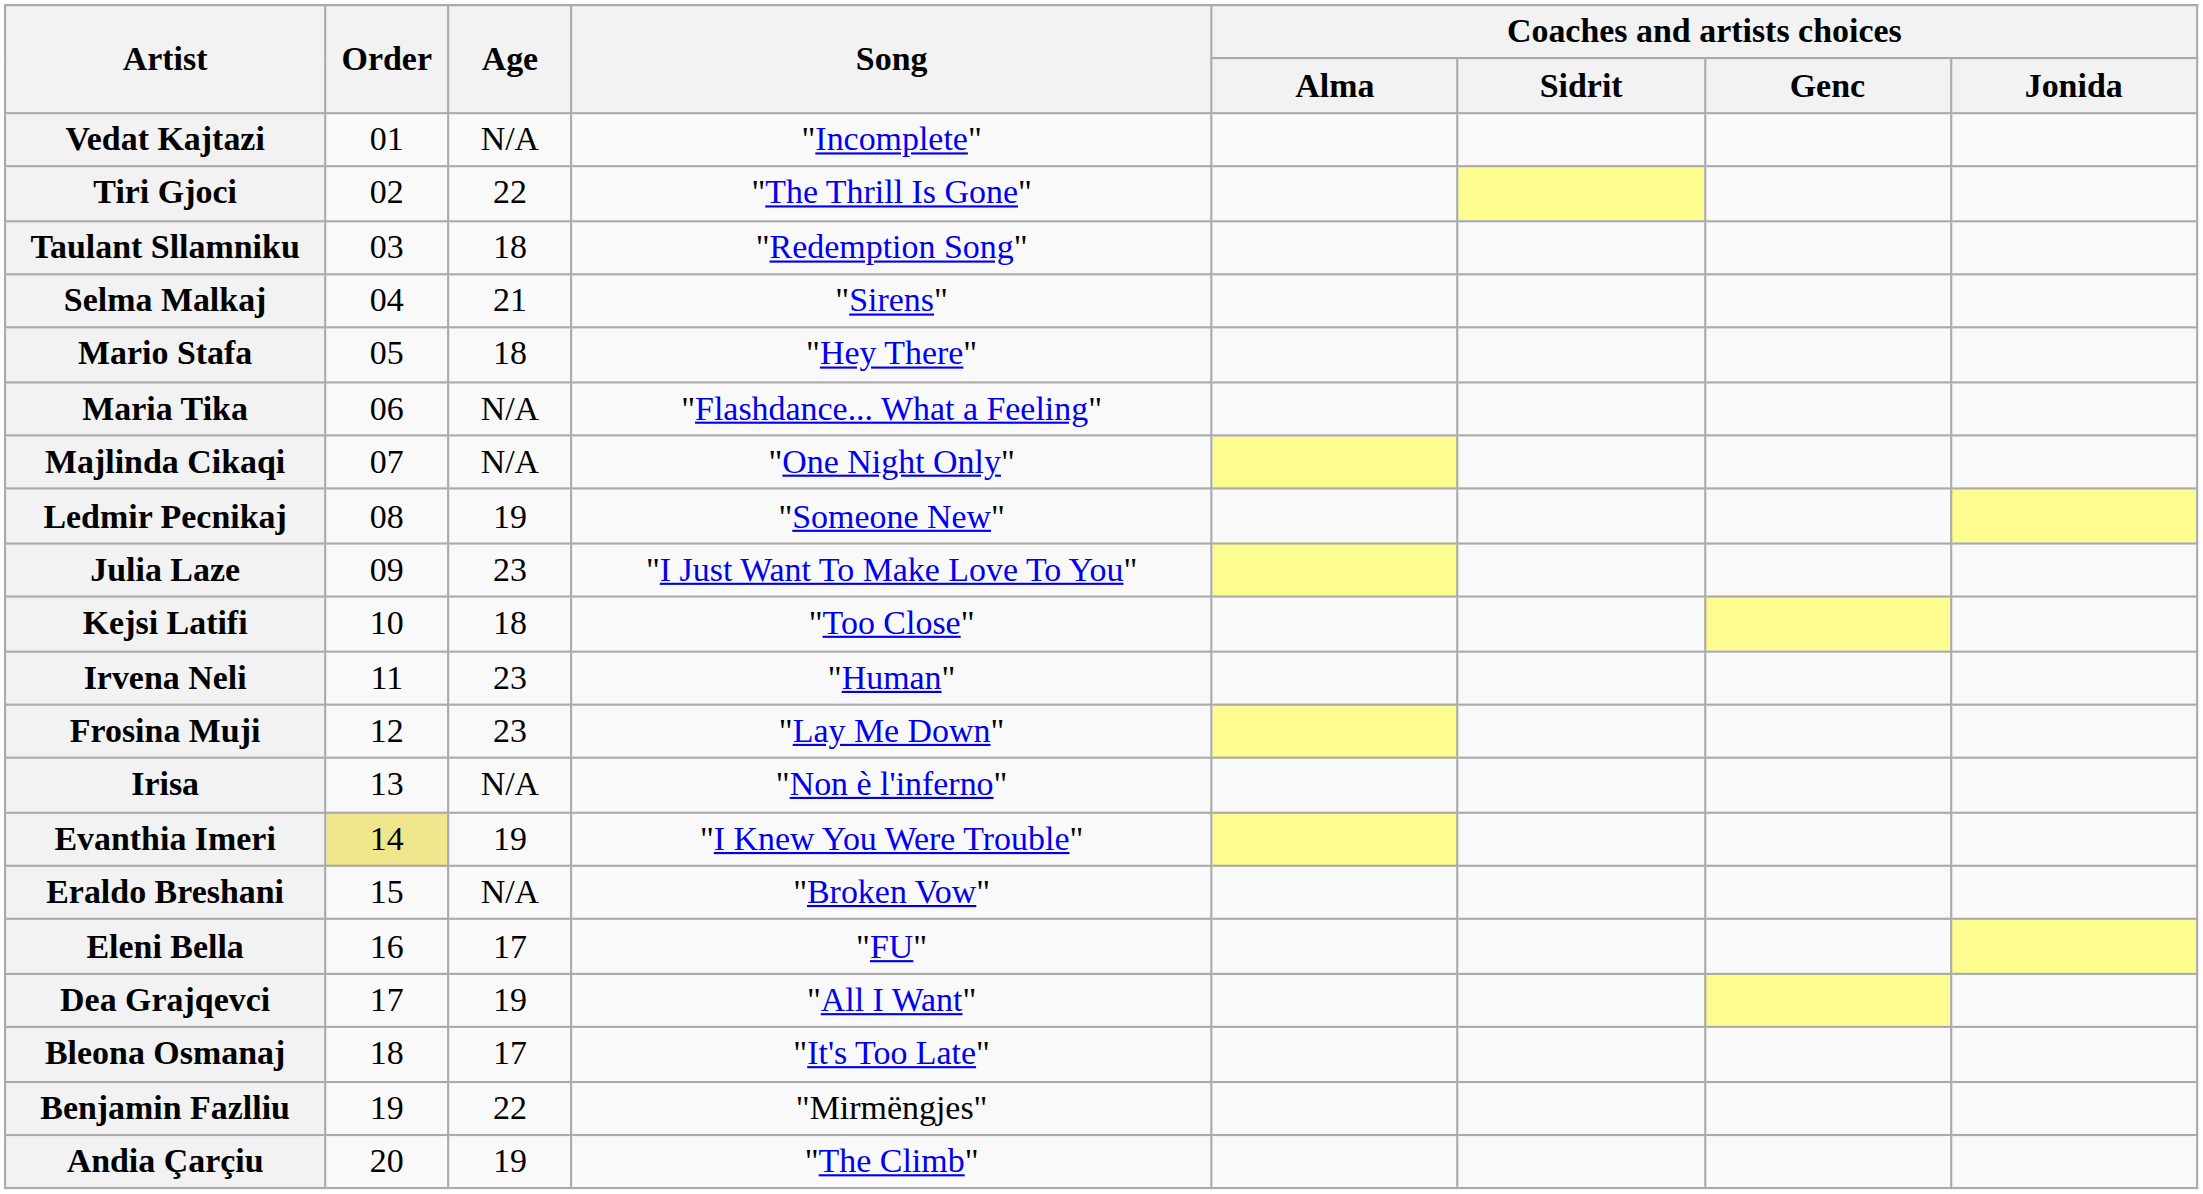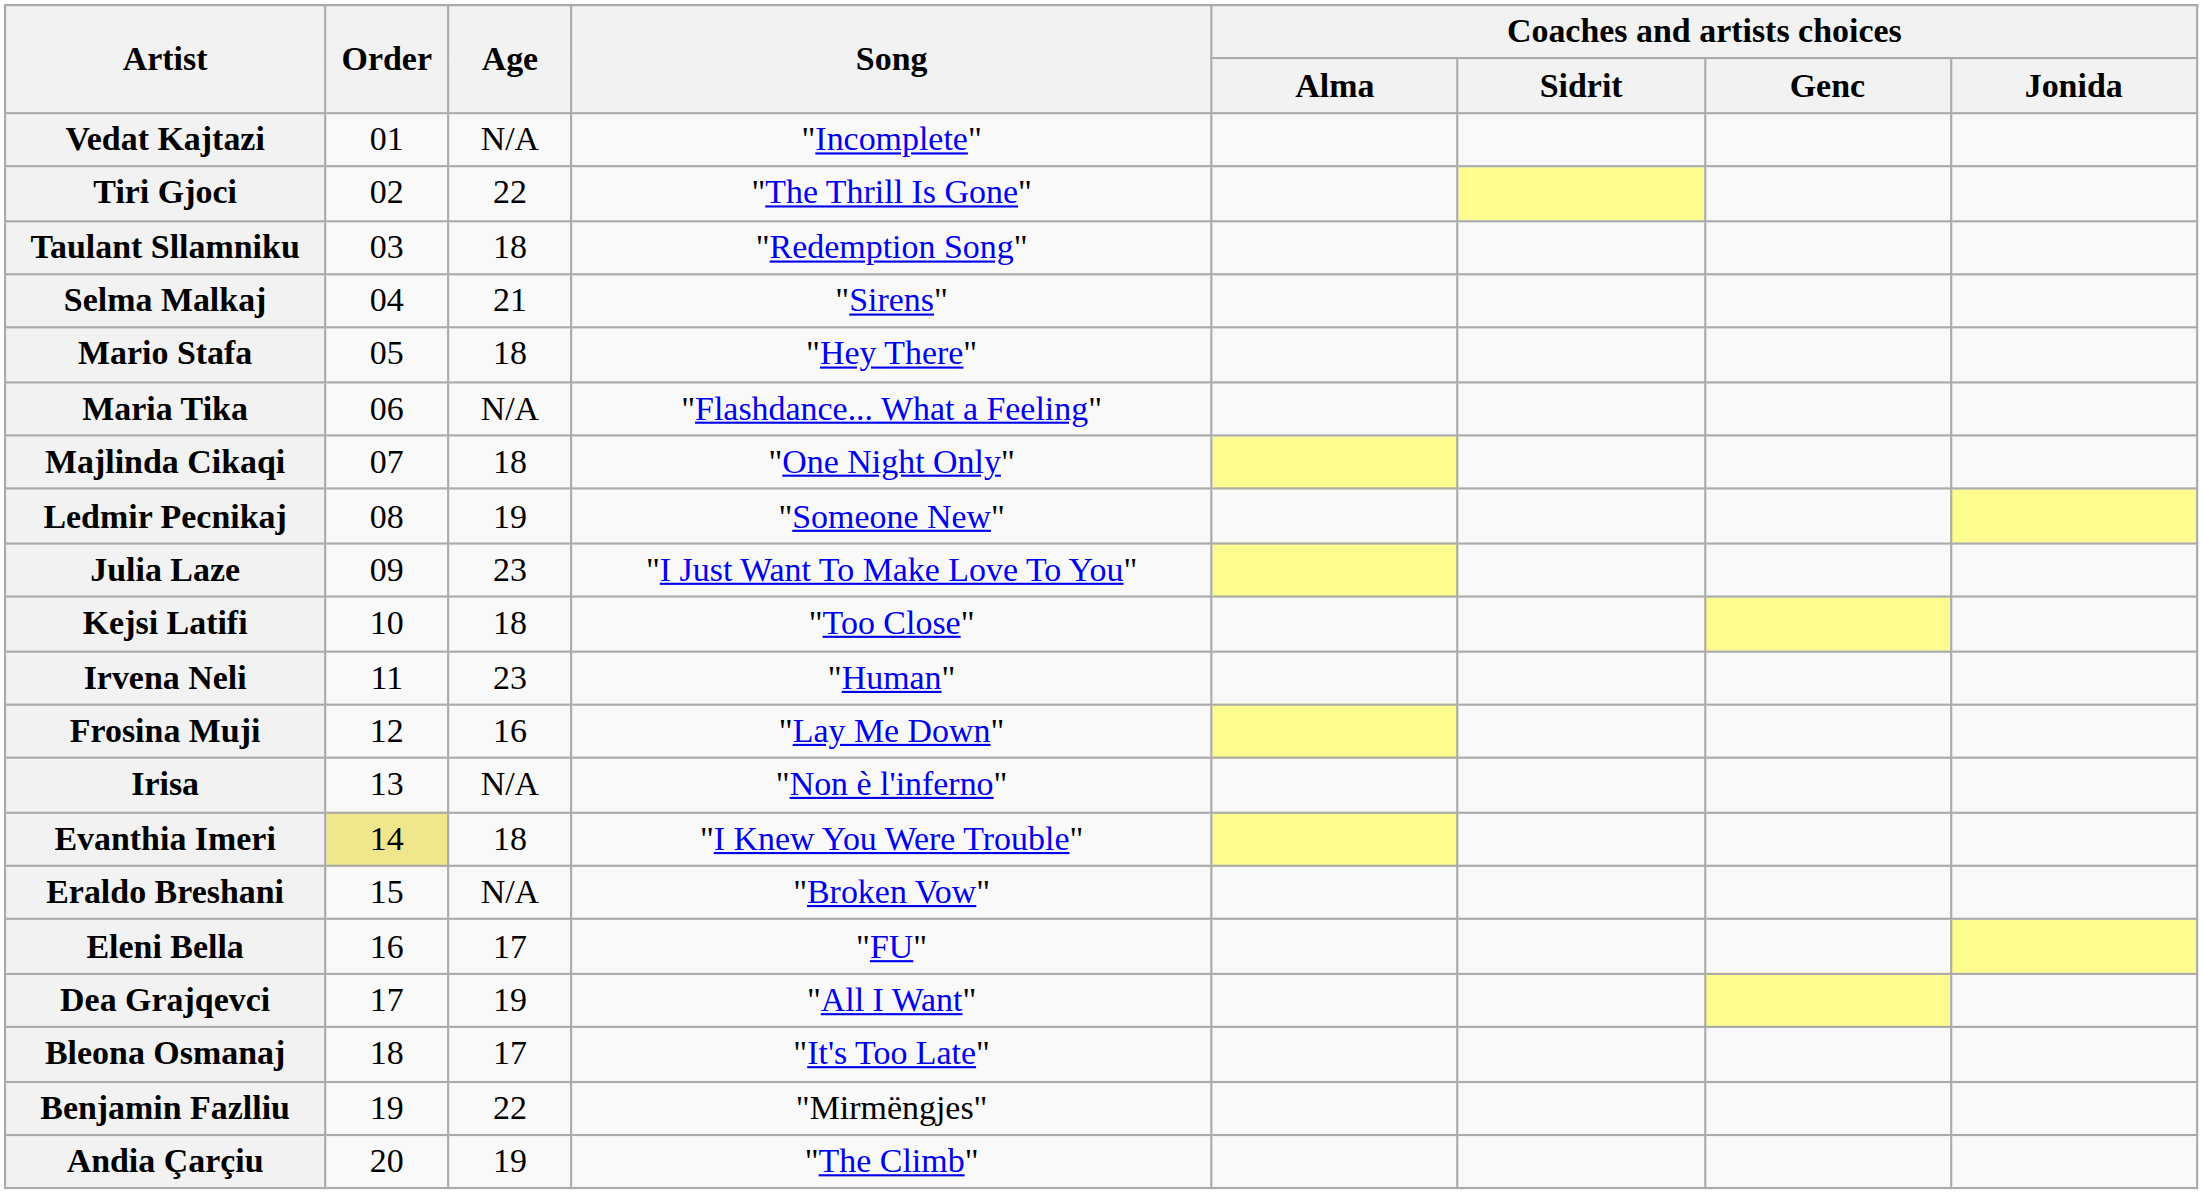(510, 461) N/A -> (510, 461) 18
(510, 730) 23 -> (510, 730) 16
(510, 838) 19 -> (510, 838) 18
